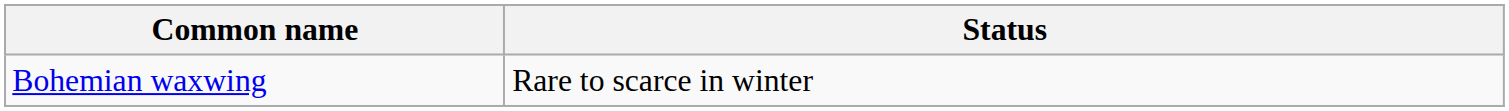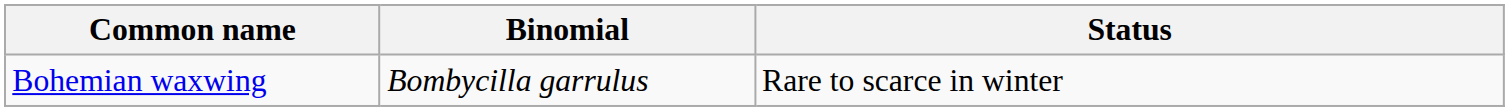+ column: (567, 29)
